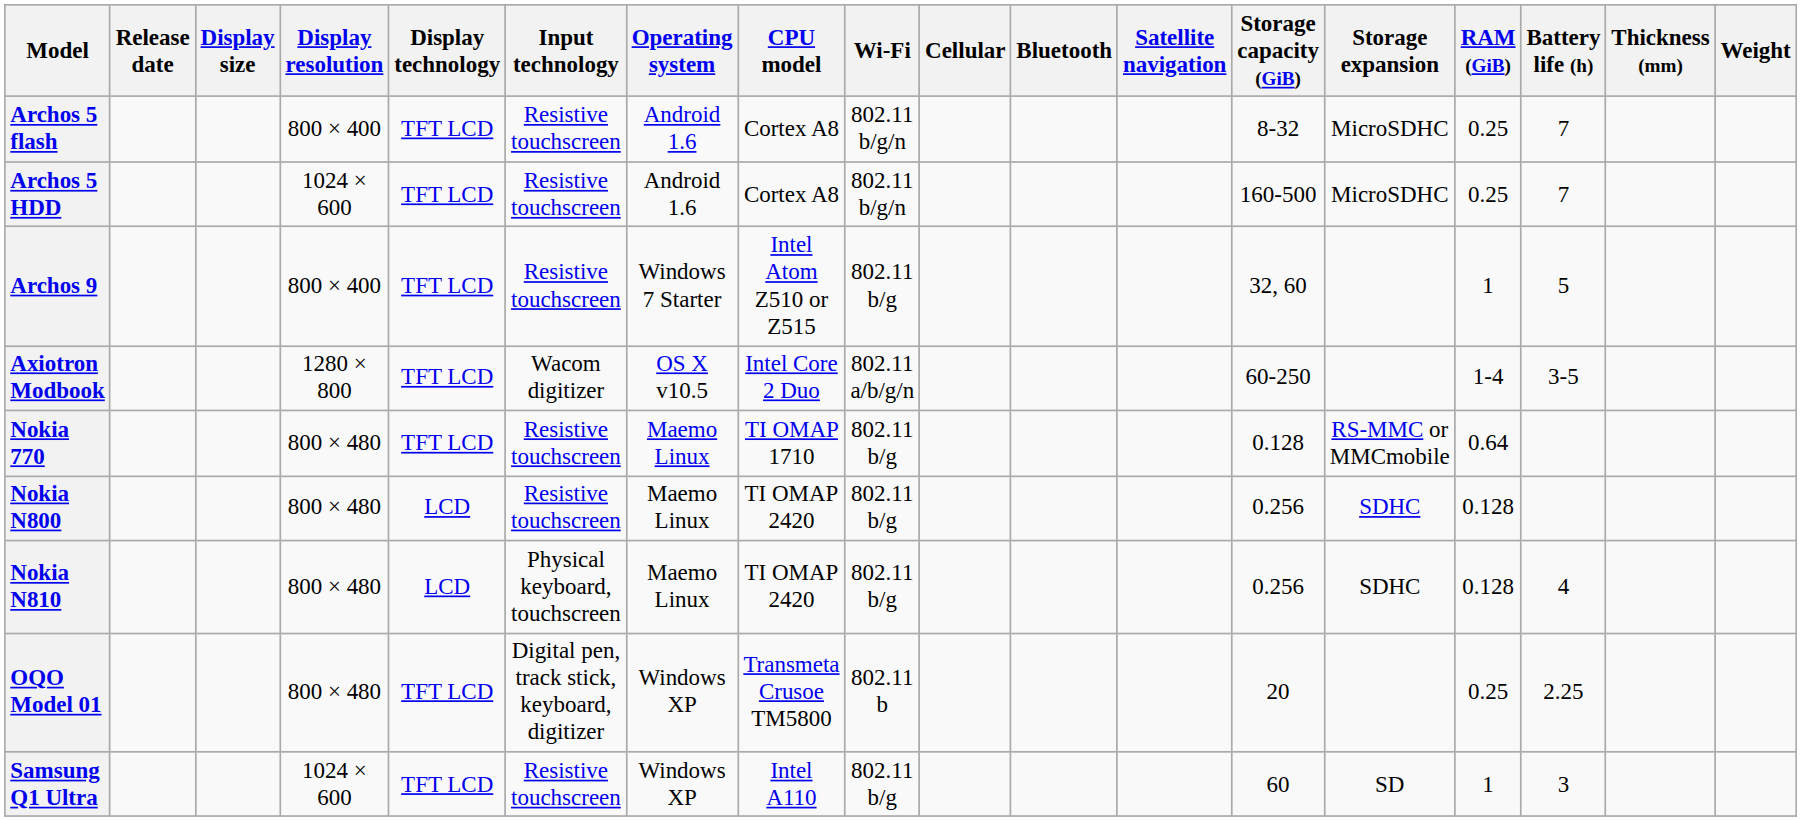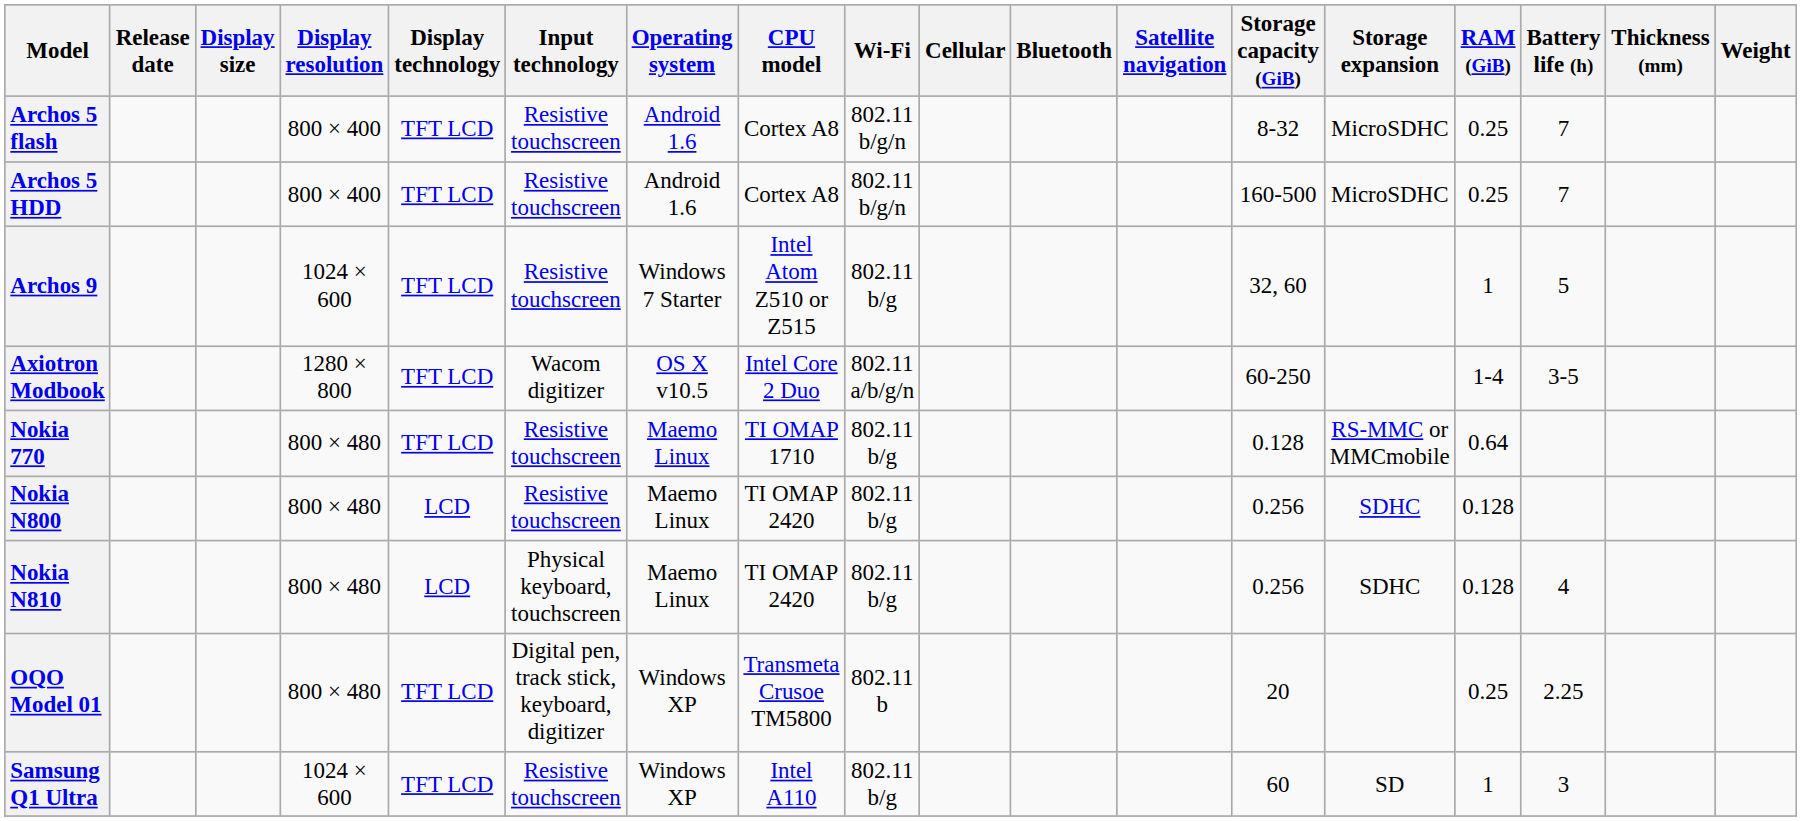(334, 193) 1024 × 600 -> (334, 193) 800 × 400
(334, 285) 800 × 400 -> (334, 285) 1024 × 600
